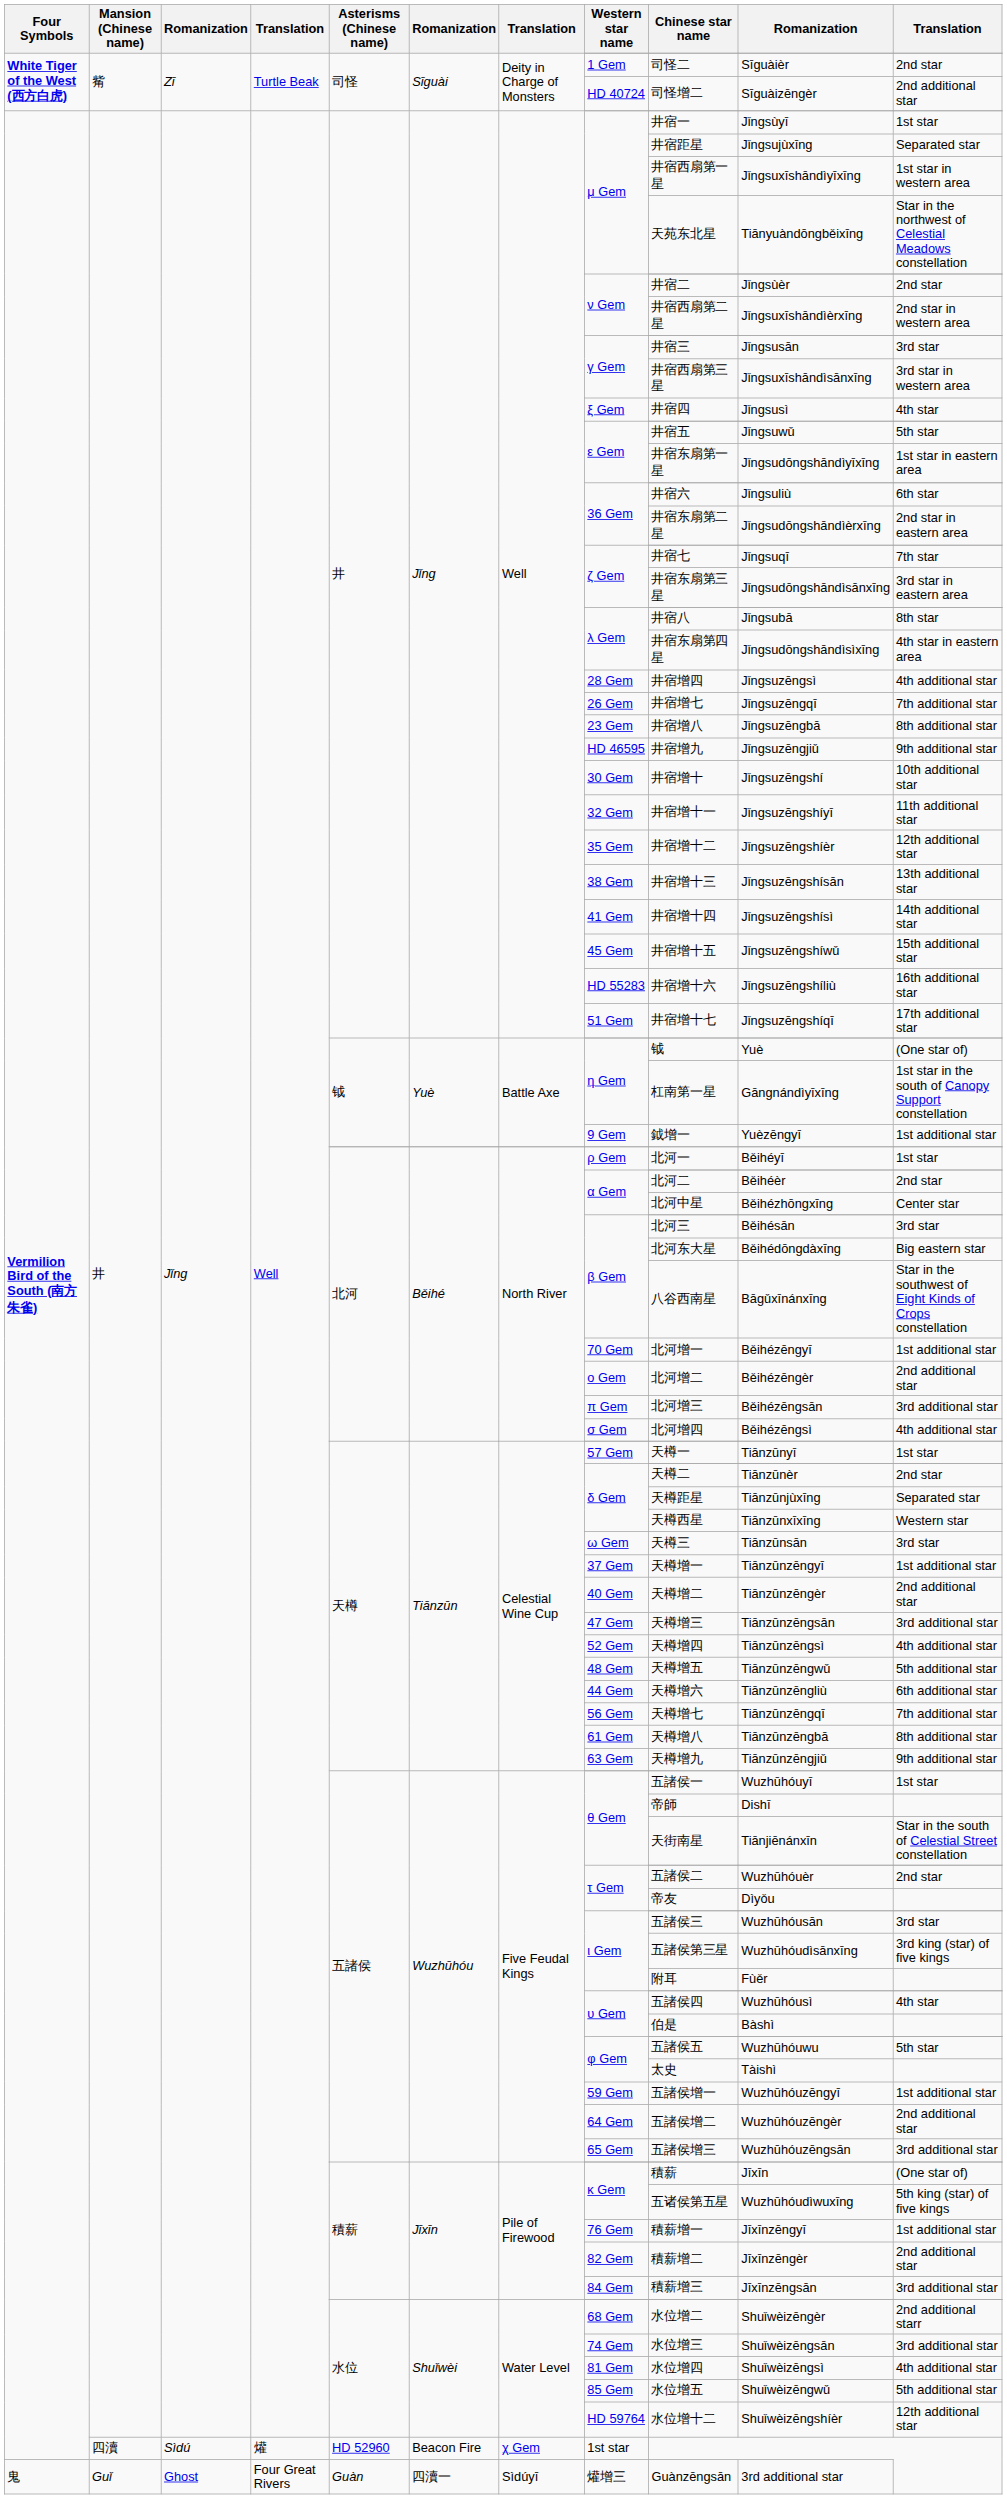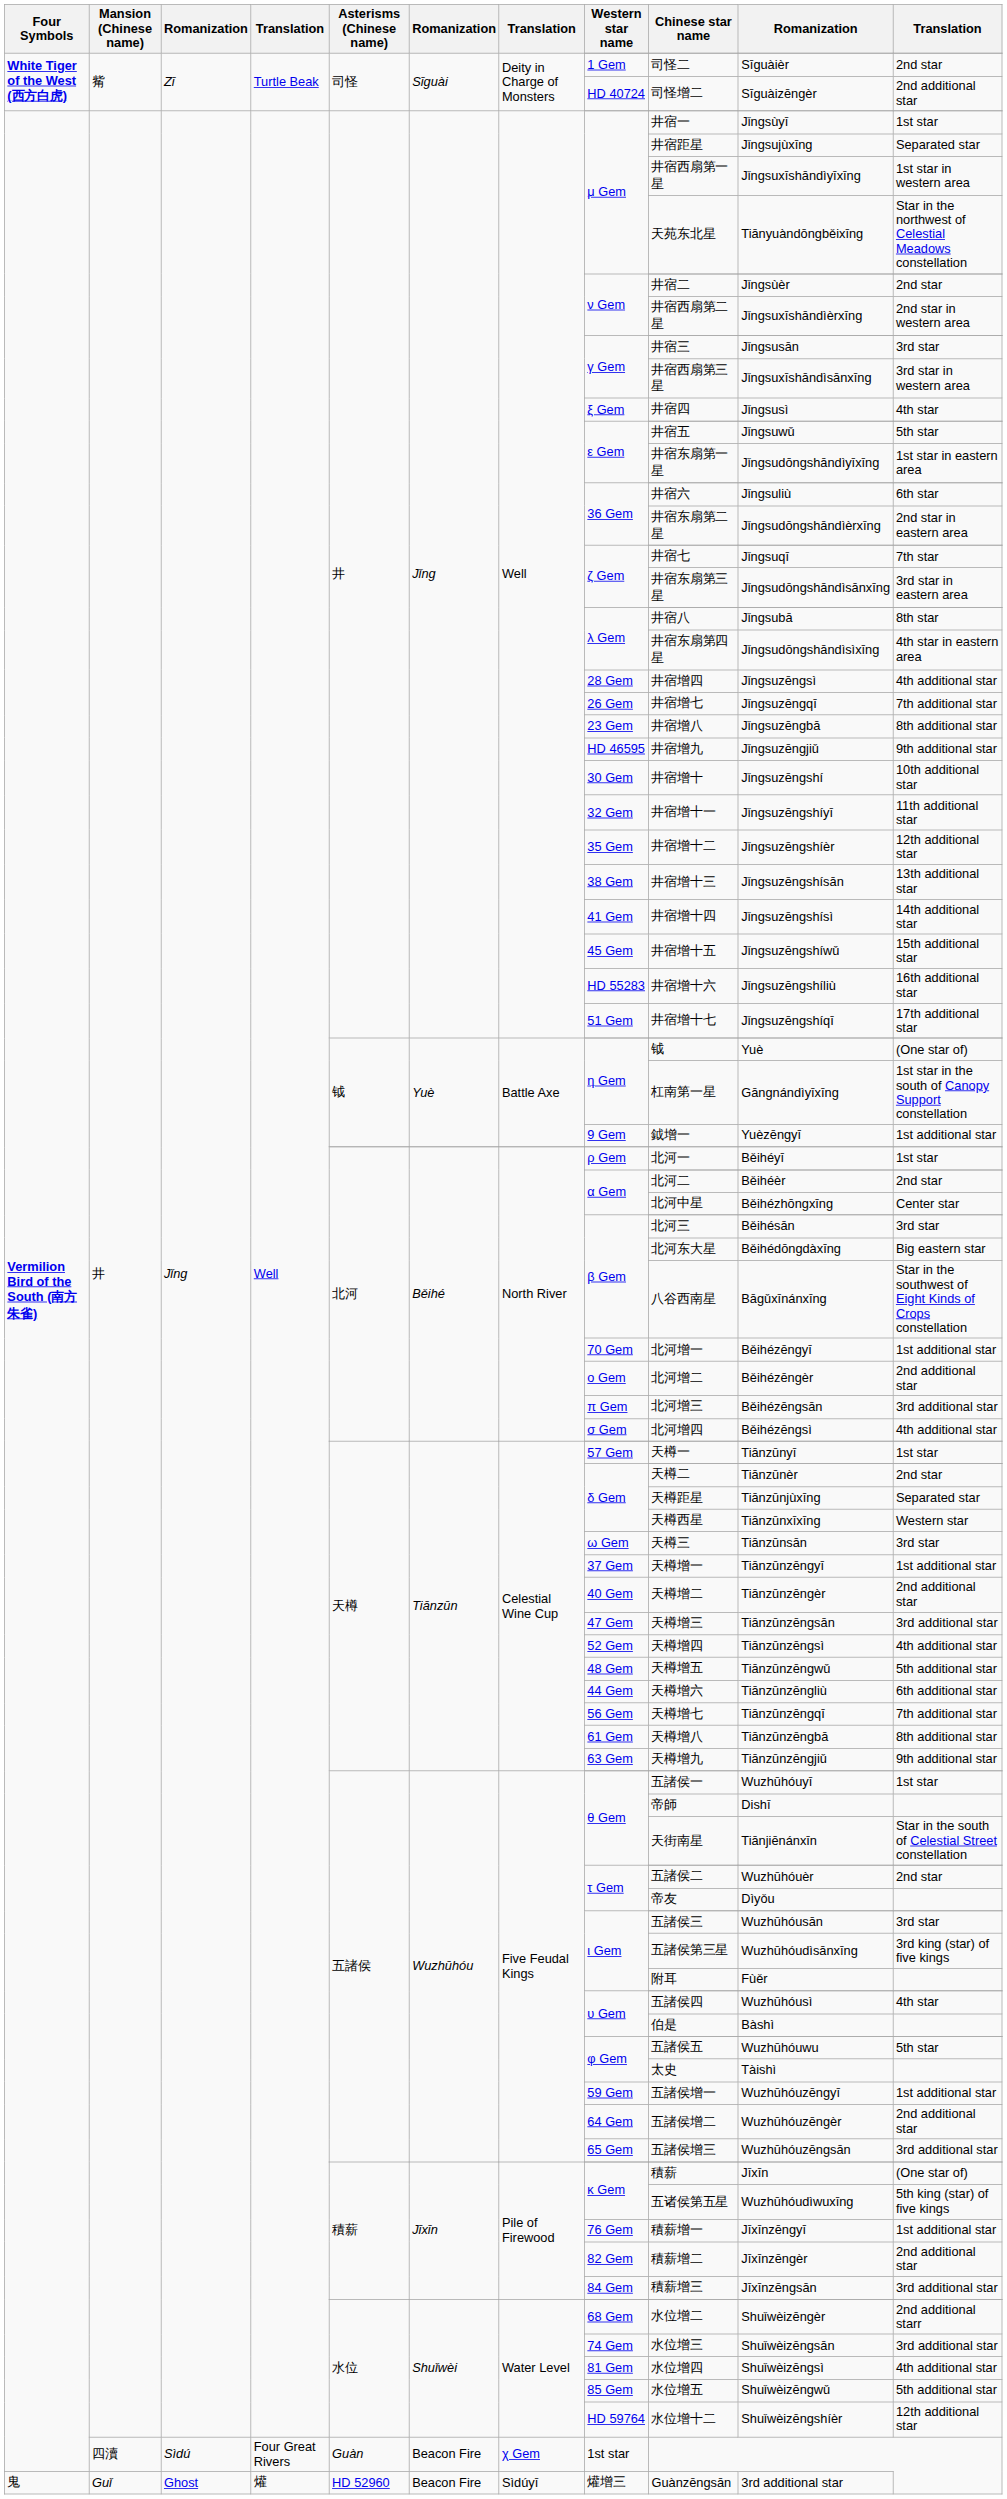(260, 2447) 爟 -> (285, 2454) Four Great Rivers
(361, 2448) HD 52960 -> (348, 2454) Guàn
(285, 2476) Four Great Rivers -> (260, 2482) 爟
(348, 2476) Guàn -> (361, 2482) HD 52960
(431, 2476) 四瀆一 -> (447, 2482) Beacon Fire
